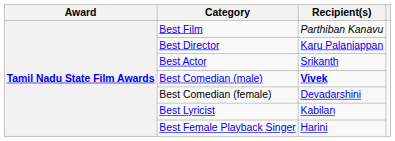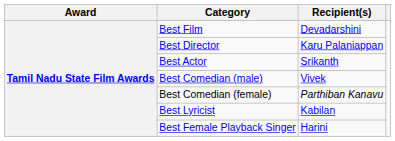(342, 29) Parthiban Kanavu -> (331, 29) Devadarshini
(314, 78) bold -> (313, 78) normal
(331, 95) Devadarshini -> (342, 95) Parthiban Kanavu
